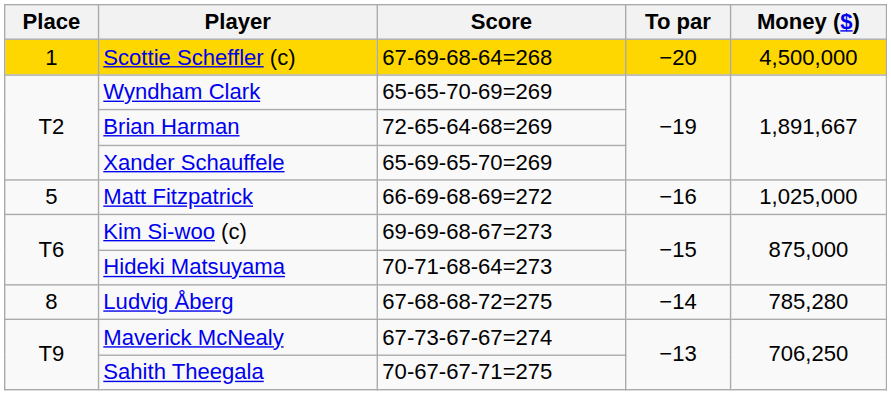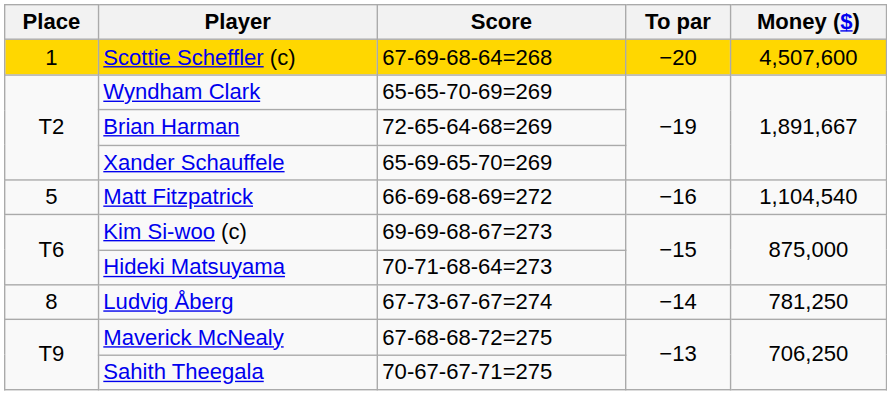(808, 57) 4,500,000 -> (808, 57) 4,507,600
(808, 197) 1,025,000 -> (808, 197) 1,104,540
(467, 302) 67-68-68-72=275 -> (467, 302) 67-73-67-67=274
(808, 302) 785,280 -> (808, 302) 781,250
(467, 337) 67-73-67-67=274 -> (467, 337) 67-68-68-72=275
